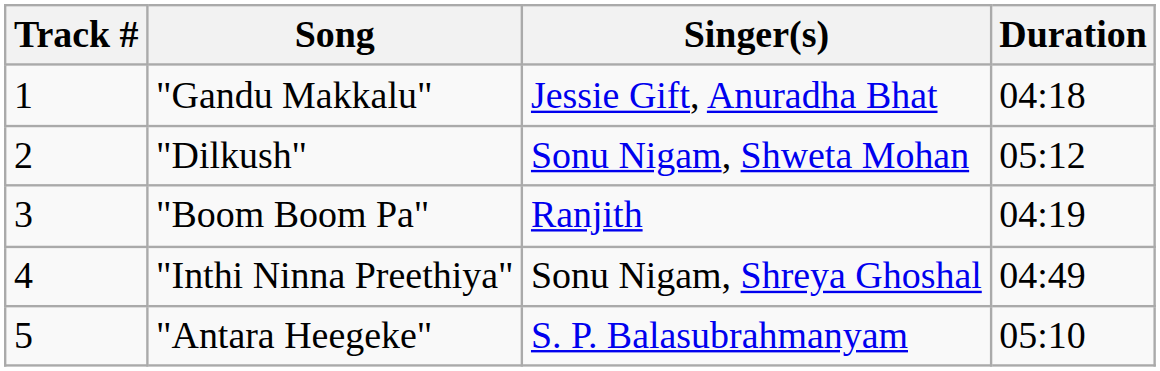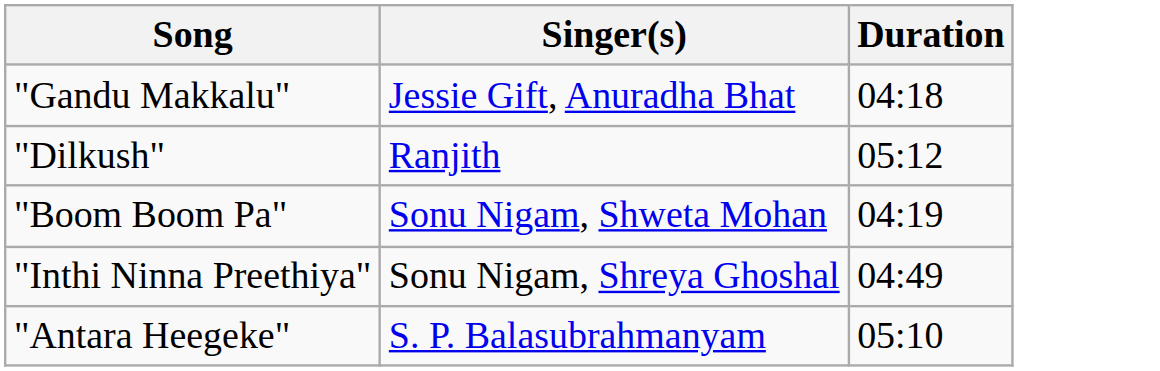- column: (76, 34)
(750, 154) Sonu Nigam, Shweta Mohan -> (445, 154) Ranjith
(587, 214) Ranjith -> (608, 214) Sonu Nigam, Shweta Mohan
